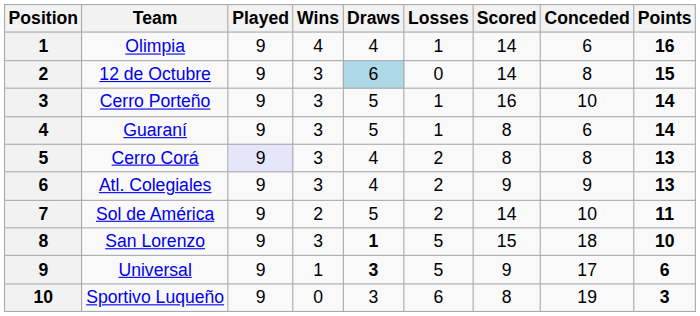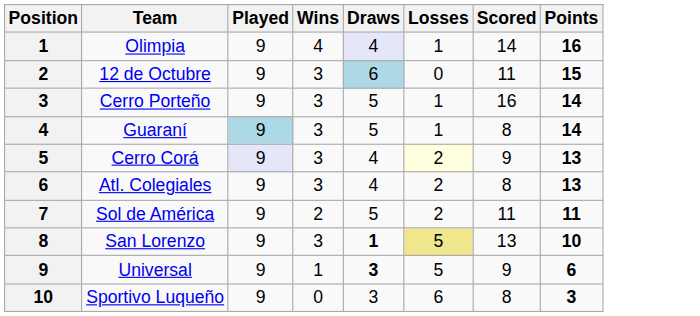- column: (587, 18)
(374, 46) no background -> (374, 46) lavender background
(507, 74) 14 -> (507, 74) 11
(261, 130) no background -> (261, 130) lightblue background
(438, 158) no background -> (438, 158) lightyellow background
(507, 158) 8 -> (507, 158) 9
(507, 185) 9 -> (507, 185) 8
(507, 213) 14 -> (507, 213) 11
(438, 241) no background -> (438, 241) khaki background
(507, 241) 15 -> (507, 241) 13
